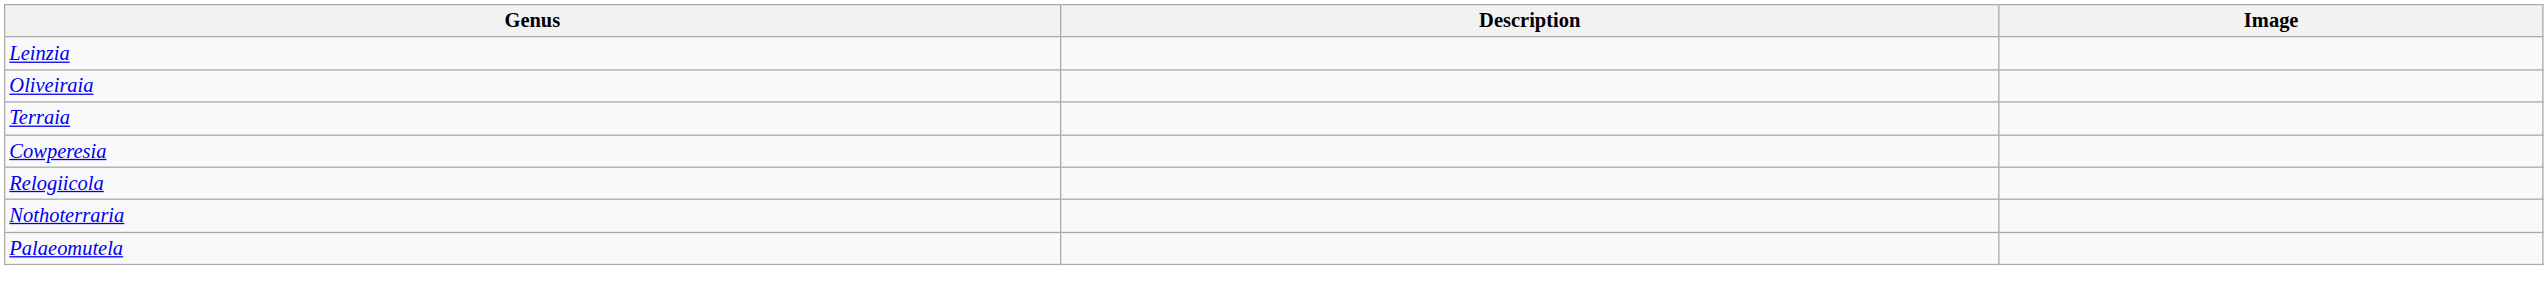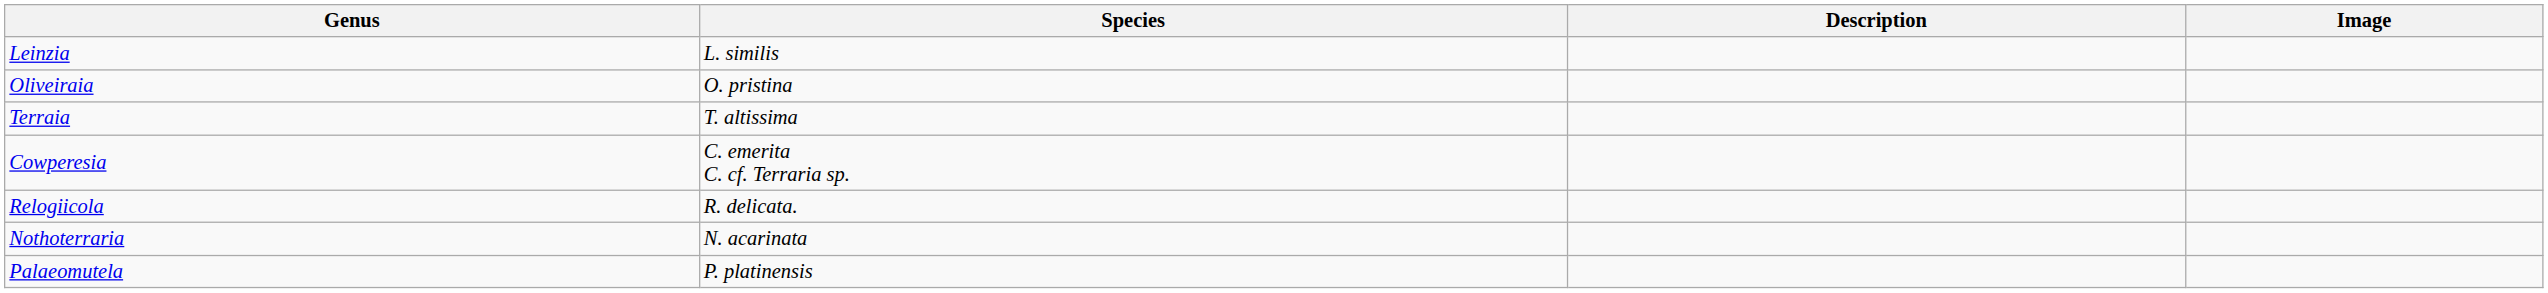+ column: (1133, 20)
